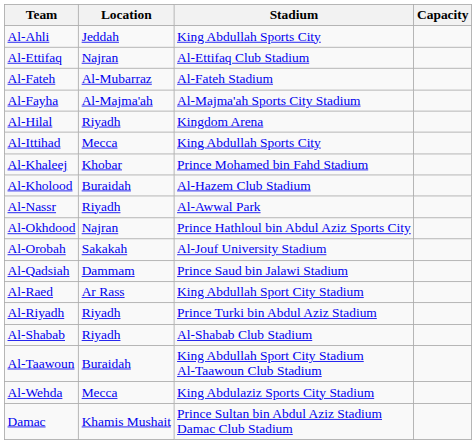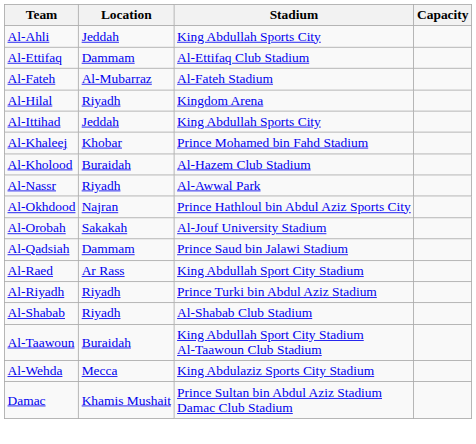(100, 57) Najran -> (108, 57) Dammam
- row: (33, 100)
(100, 143) Mecca -> (100, 121) Jeddah
